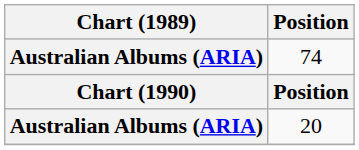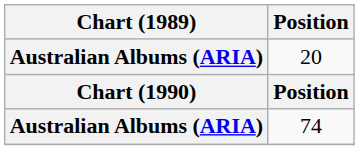rows swapped: (311, 126) <-> (311, 56)
